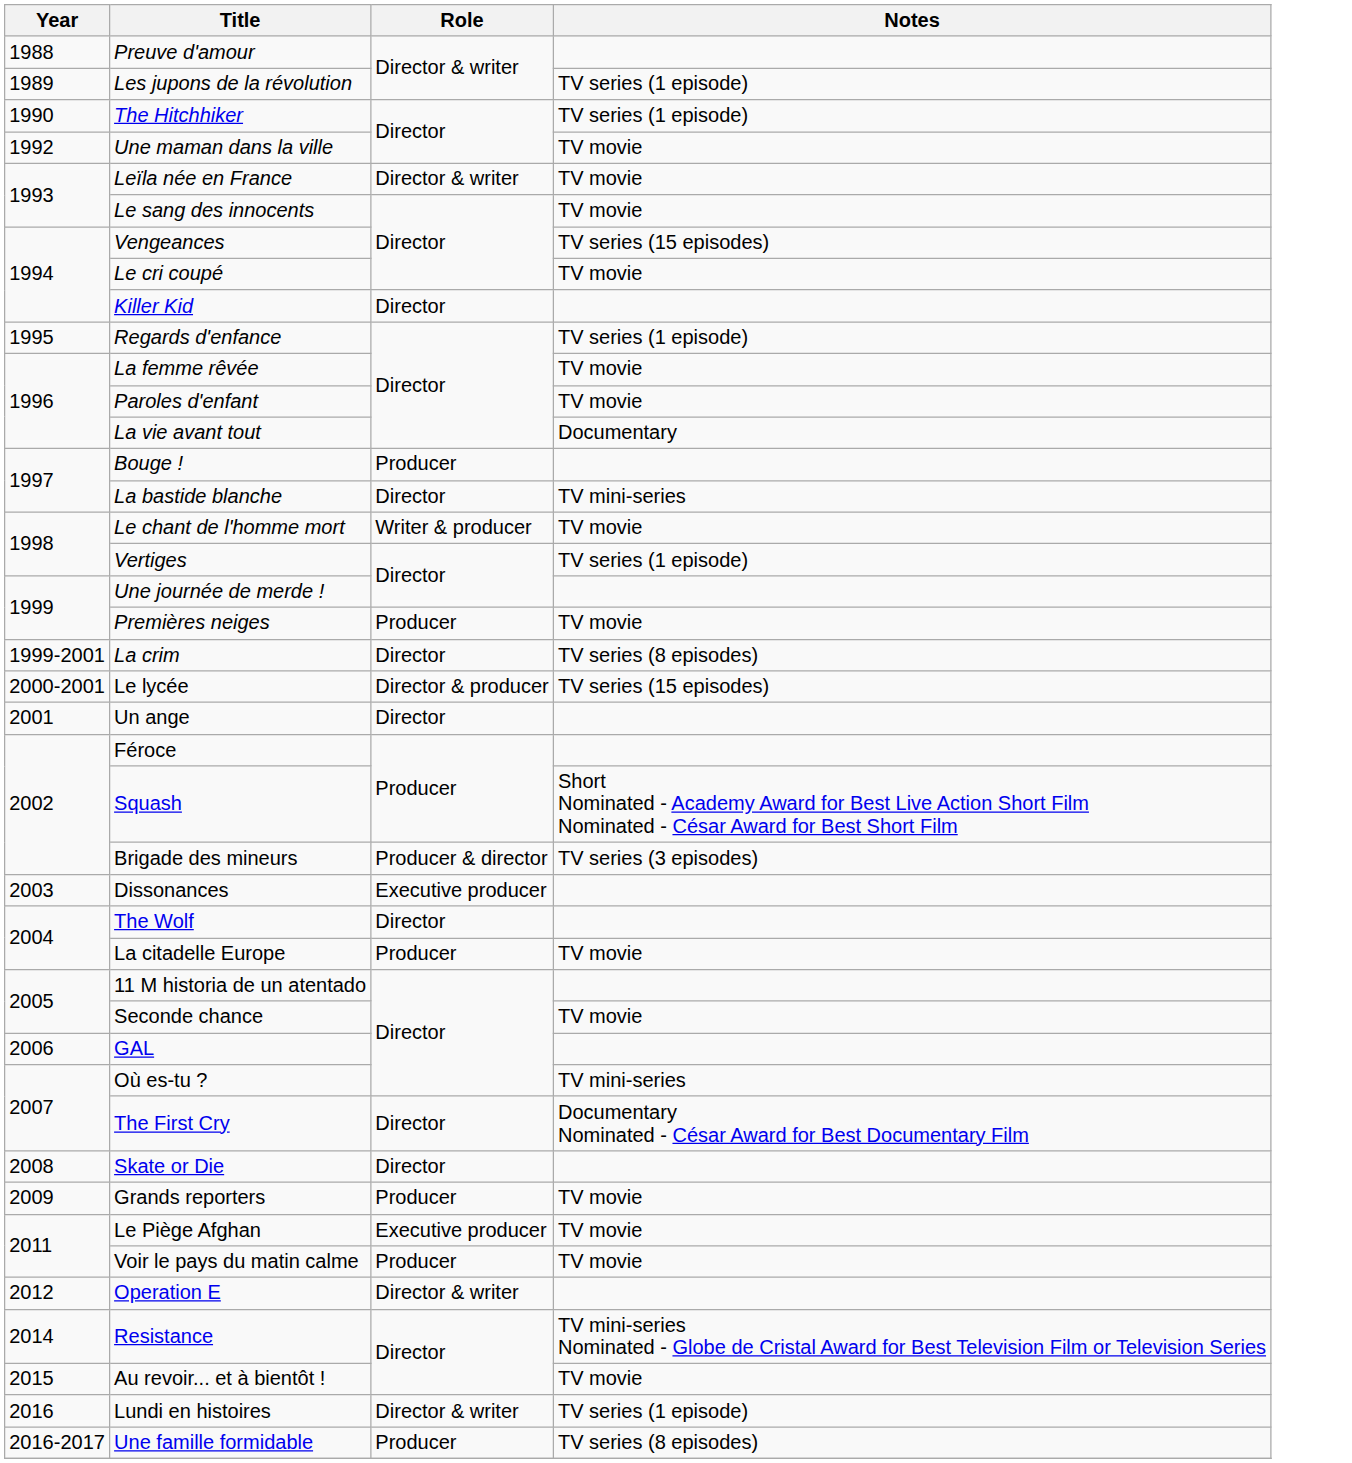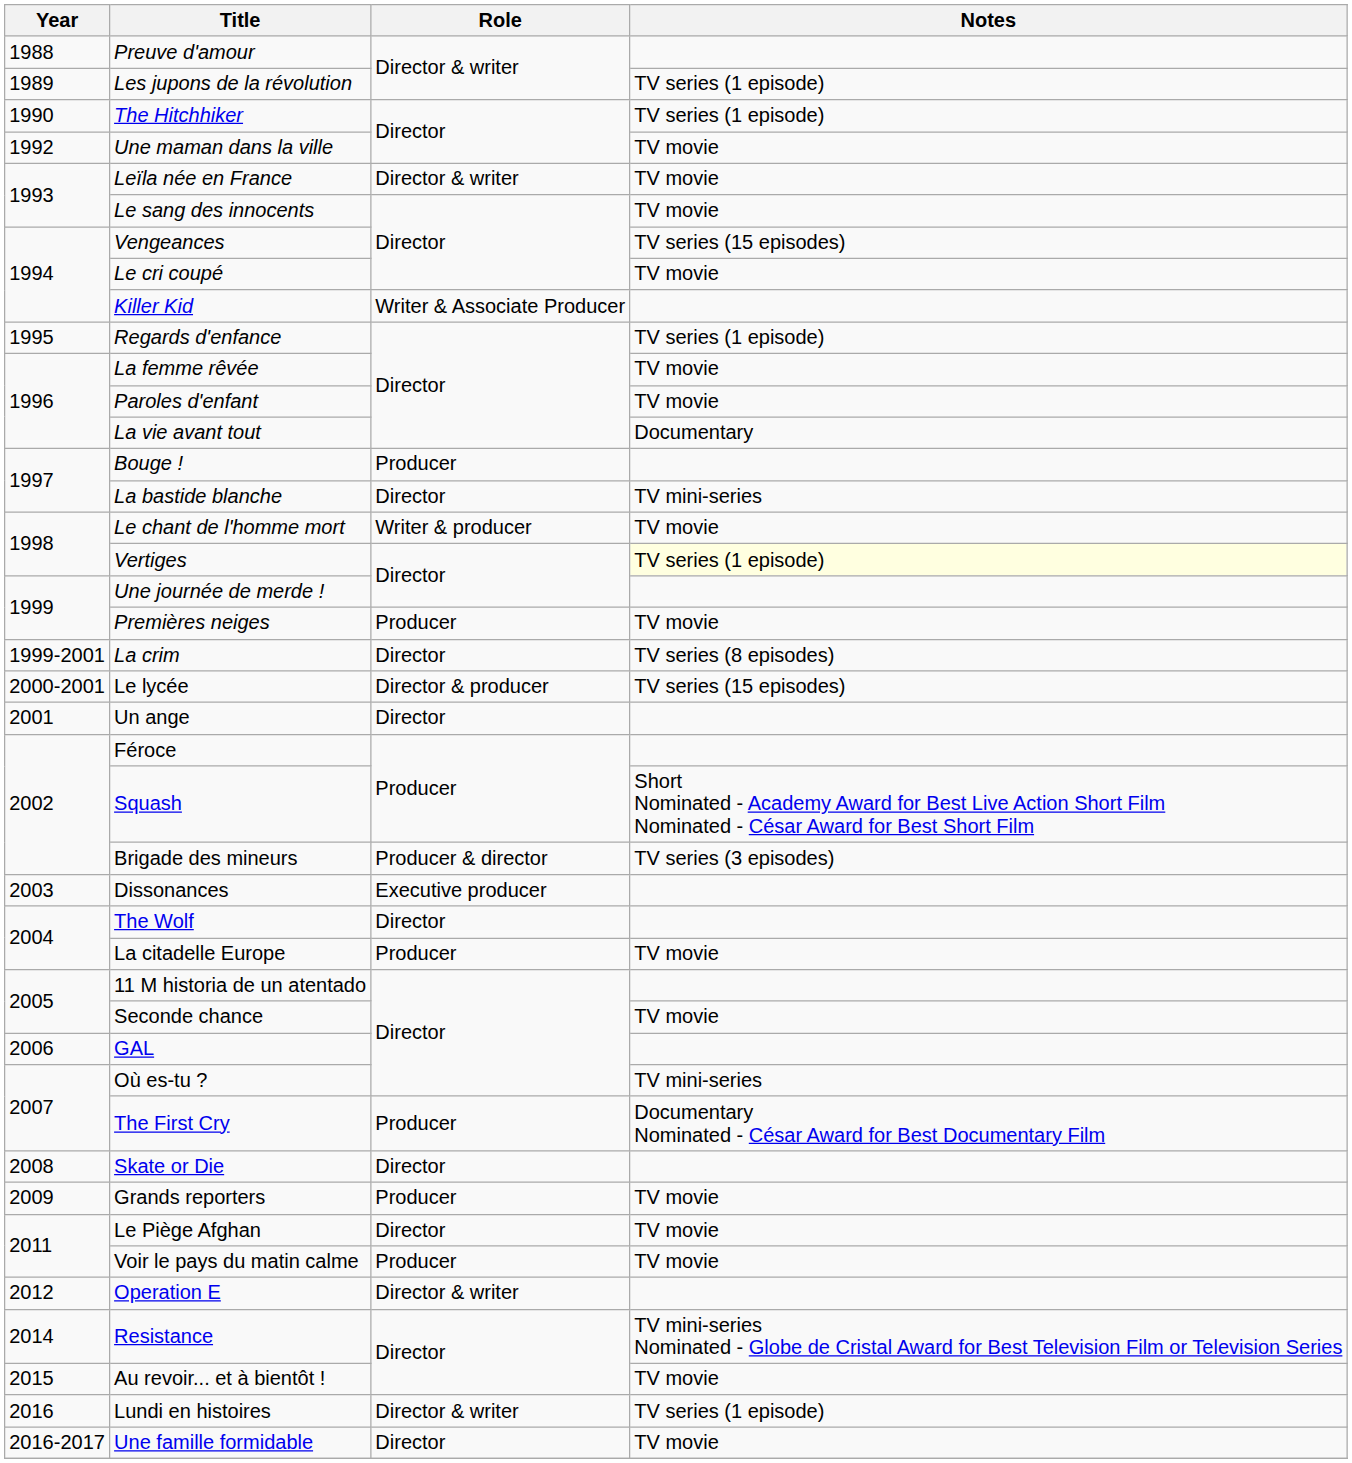(410, 305) Director -> (500, 305) Writer & Associate Producer
(653, 559) no background -> (729, 559) lightyellow background
(410, 1123) Director -> (416, 1123) Producer
(461, 1229) Executive producer -> (410, 1229) Director
(416, 1442) Producer -> (410, 1442) Director
(658, 1442) TV series (8 episodes) -> (677, 1442) TV movie
